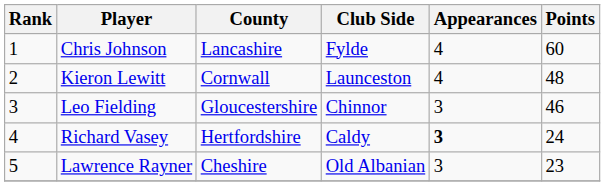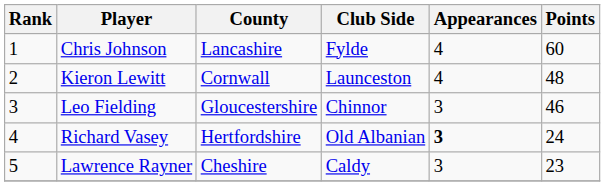(348, 136) Caldy -> (375, 136) Old Albanian
(375, 166) Old Albanian -> (348, 166) Caldy
